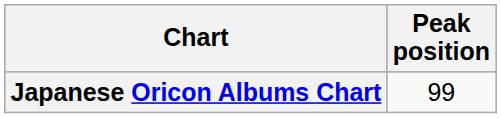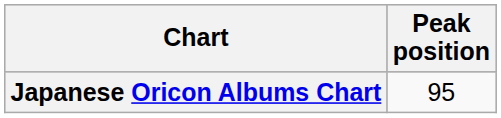(441, 91) 99 -> (441, 91) 95
